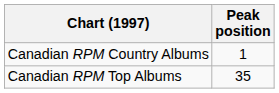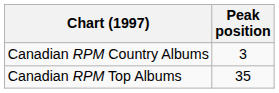(243, 54) 1 -> (243, 54) 3
